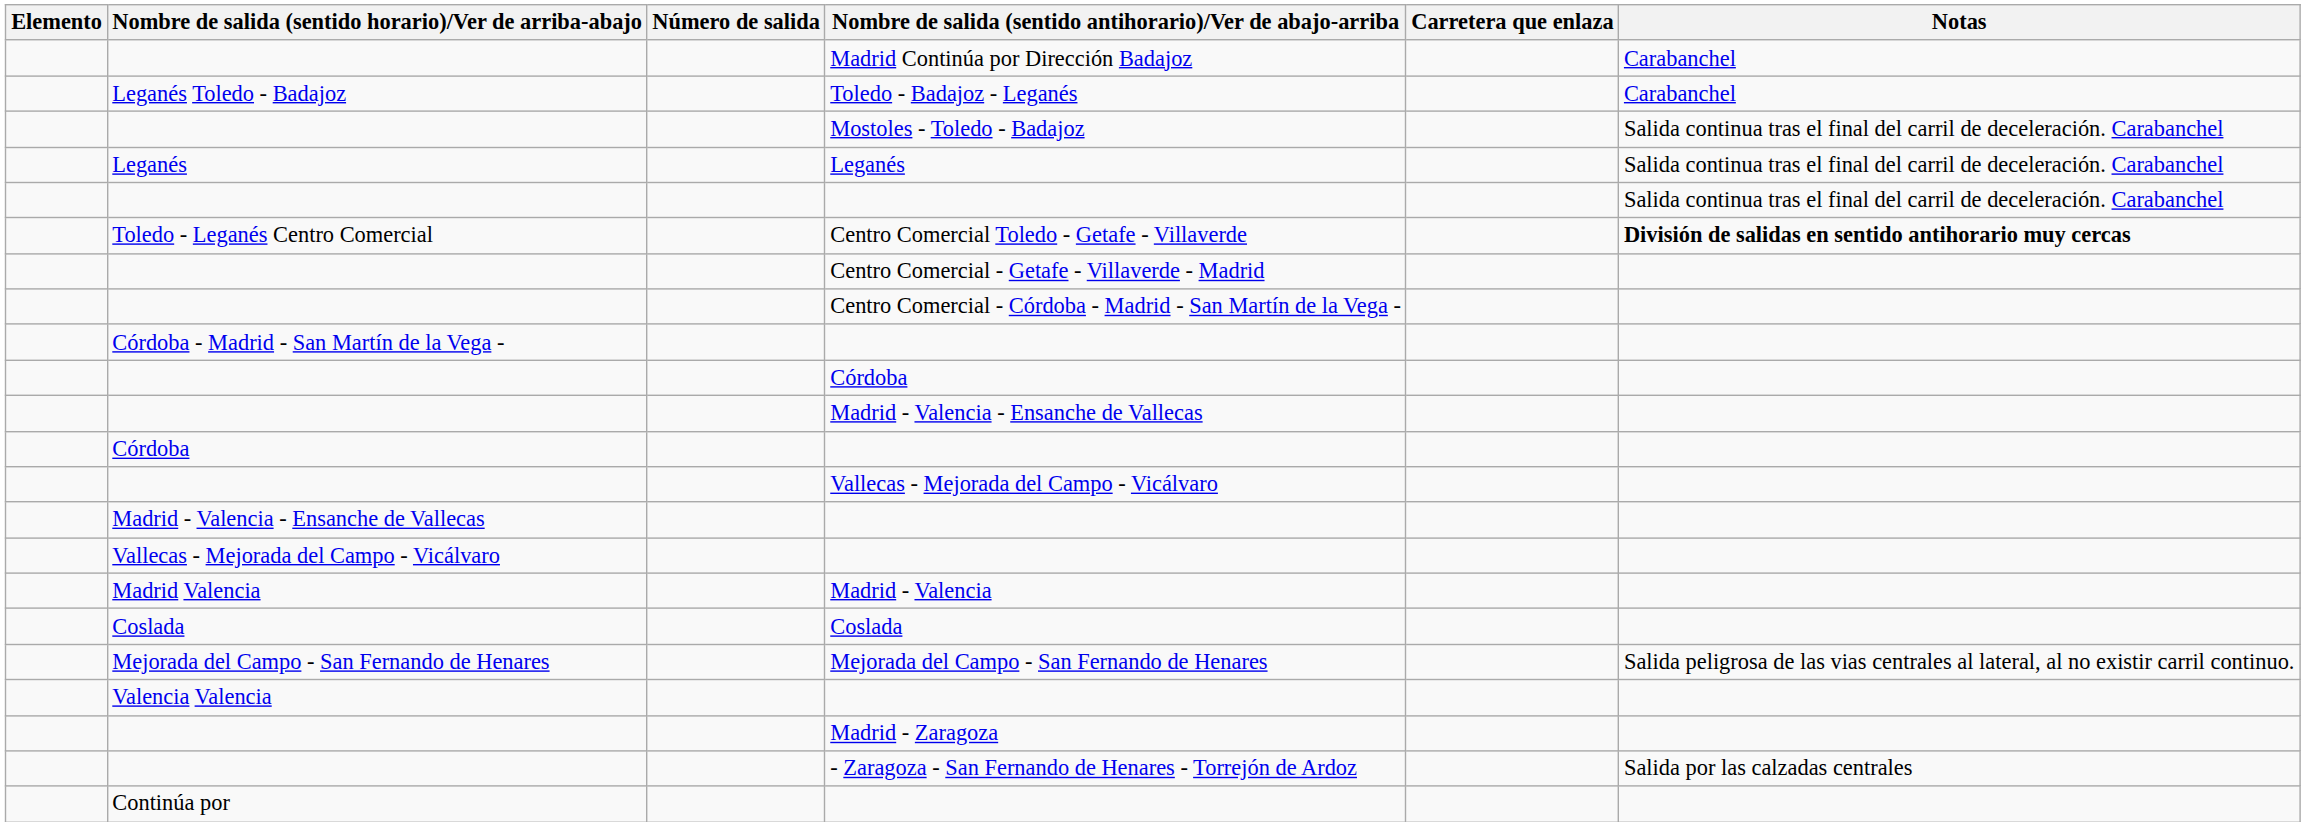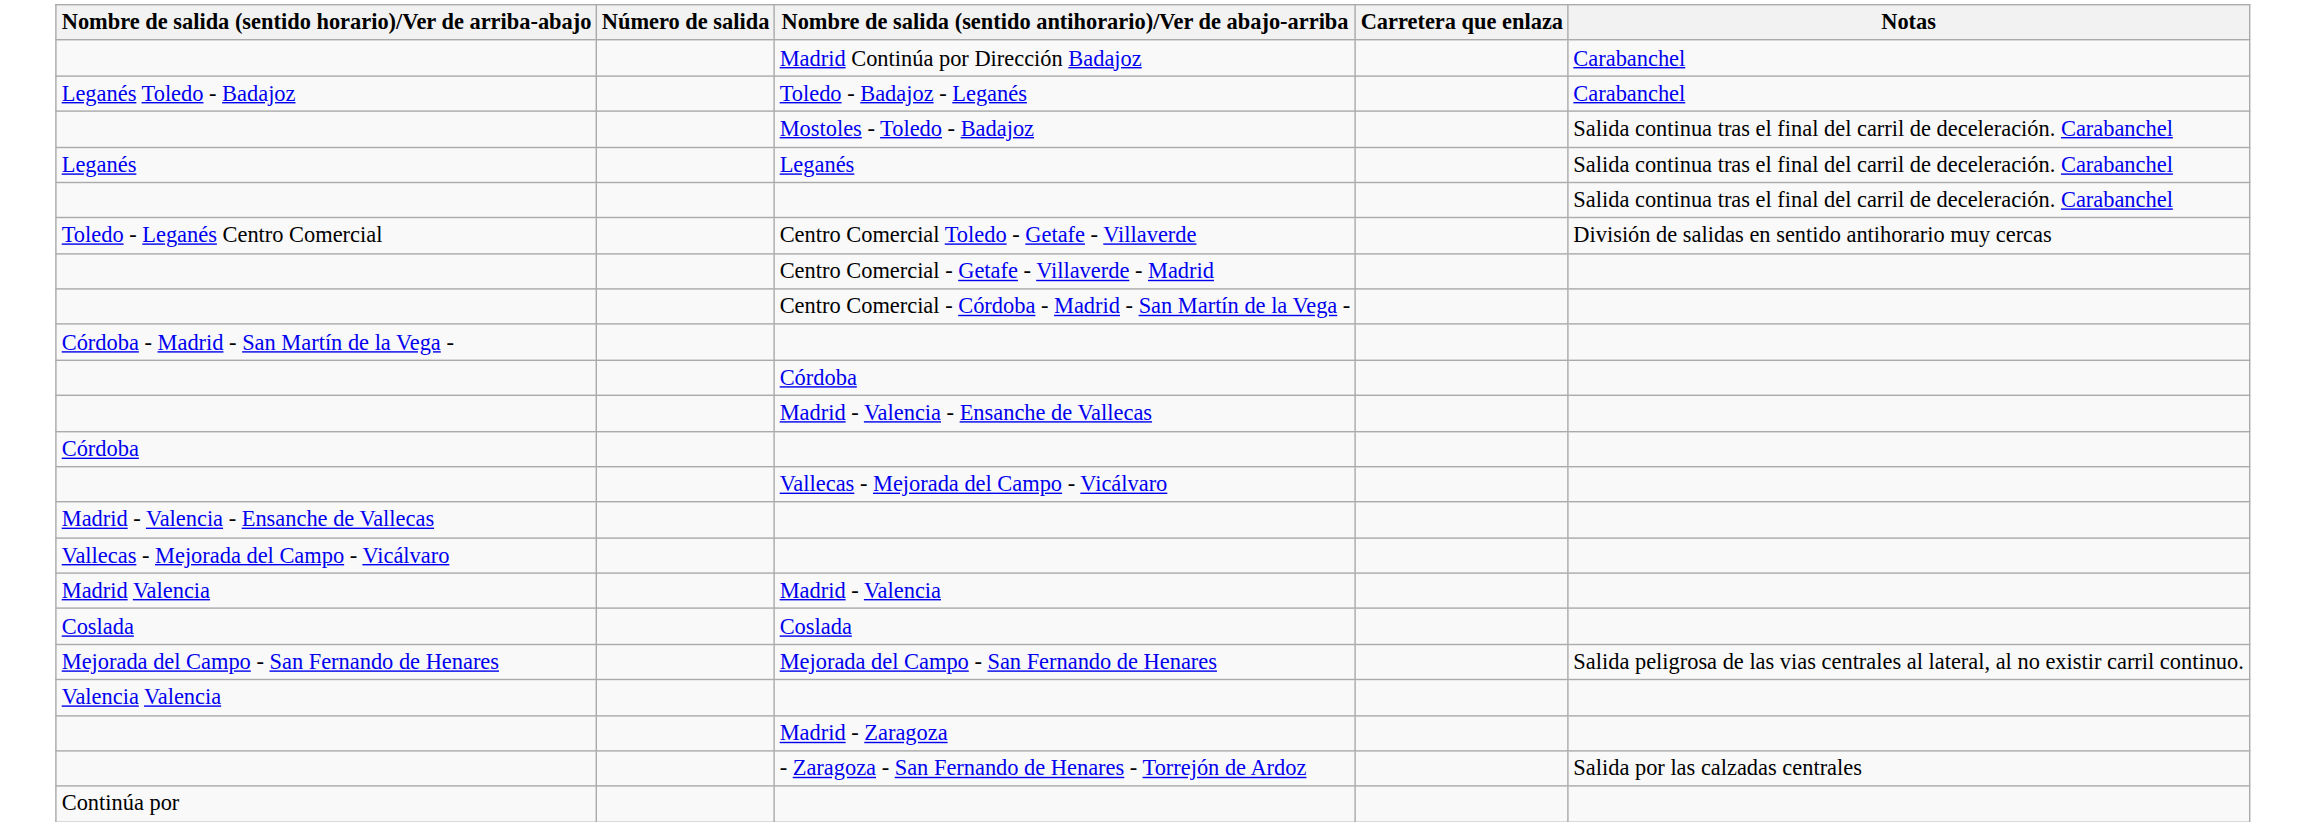- column: (57, 22)
(1877, 235) bold -> (1813, 235) normal
